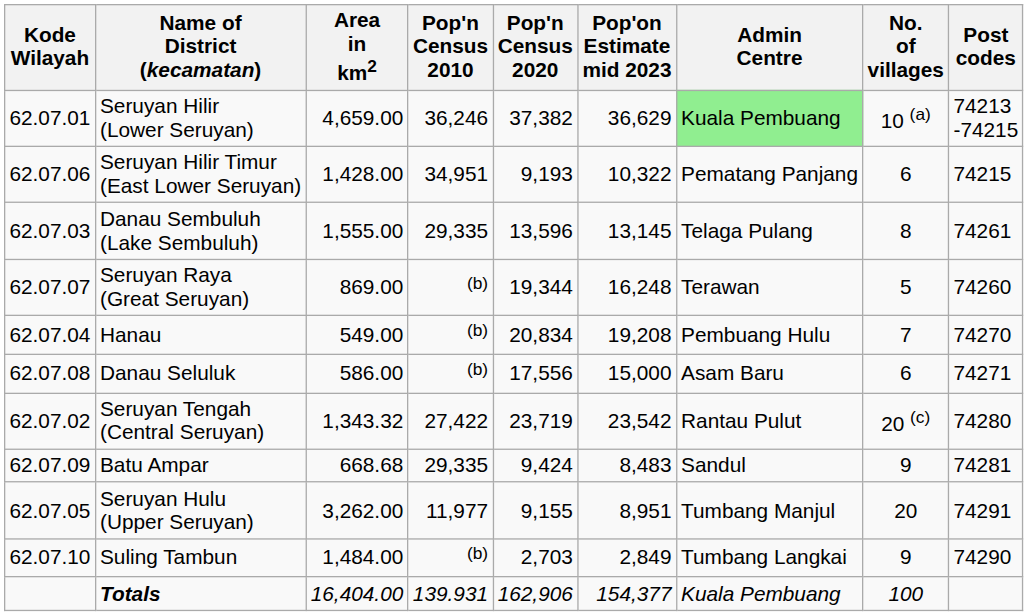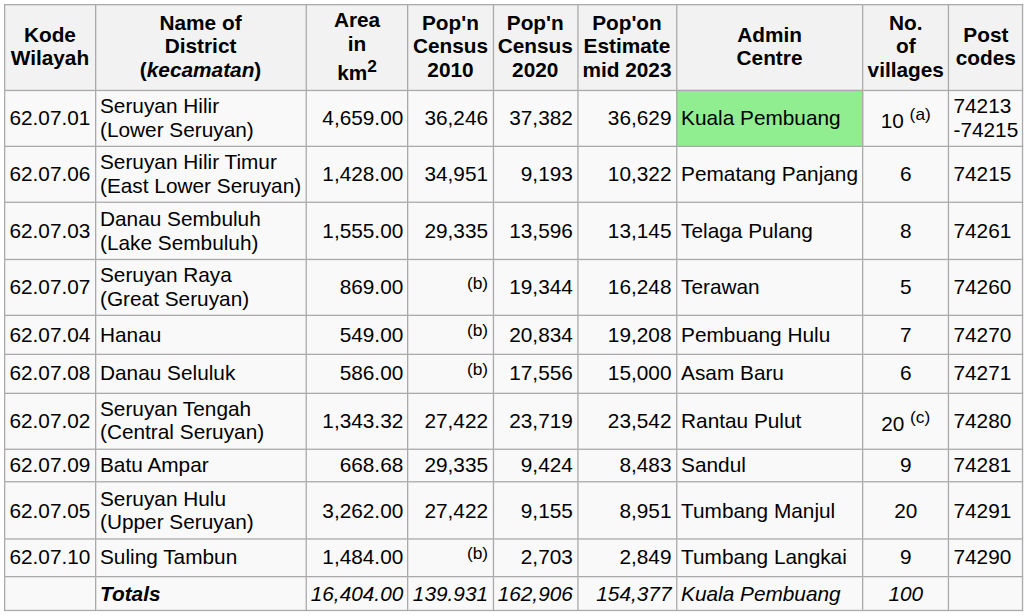(457, 510) 11,977 -> (456, 510) 27,422
